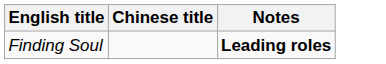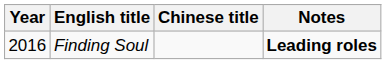+ column: (27, 17)
